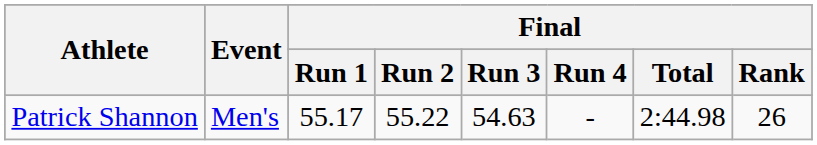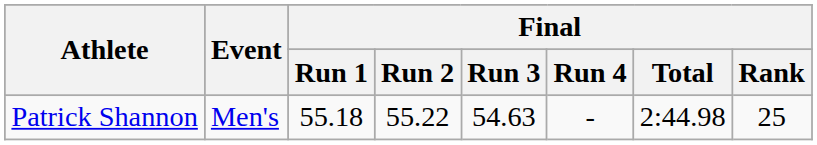(331, 116) 55.17 -> (331, 116) 55.18
(772, 116) 26 -> (772, 116) 25
